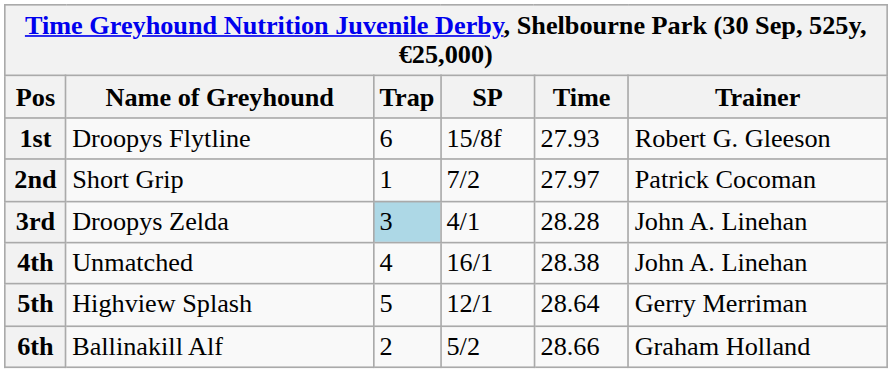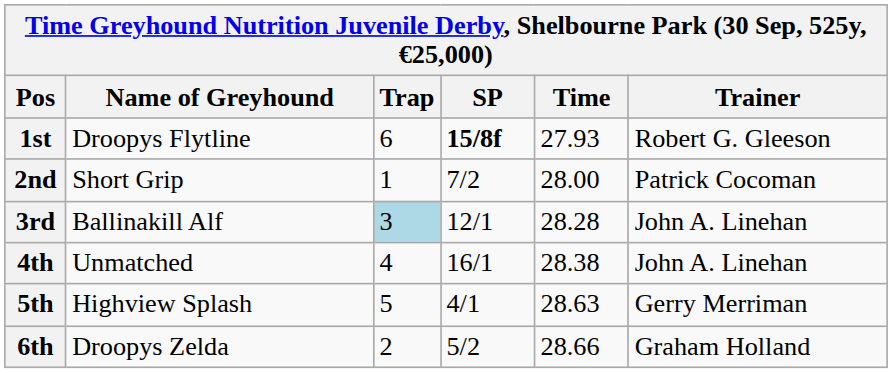(474, 138) normal -> (474, 138) bold
(570, 179) 27.97 -> (570, 179) 28.00
(150, 221) Droopys Zelda -> (148, 221) Ballinakill Alf
(463, 221) 4/1 -> (470, 221) 12/1
(470, 304) 12/1 -> (463, 304) 4/1
(570, 304) 28.64 -> (570, 304) 28.63
(148, 346) Ballinakill Alf -> (150, 346) Droopys Zelda
